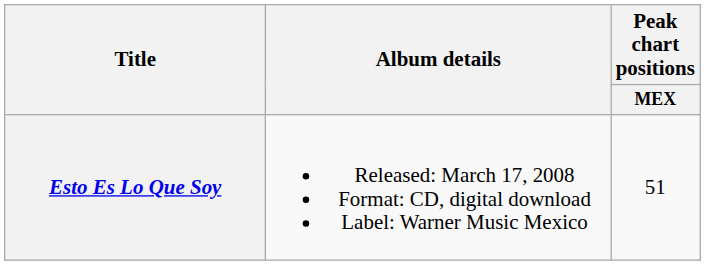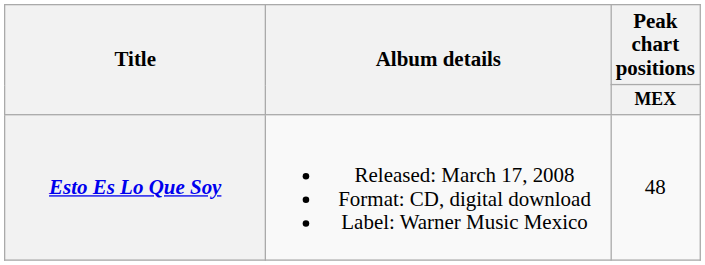(655, 187) 51 -> (655, 187) 48
